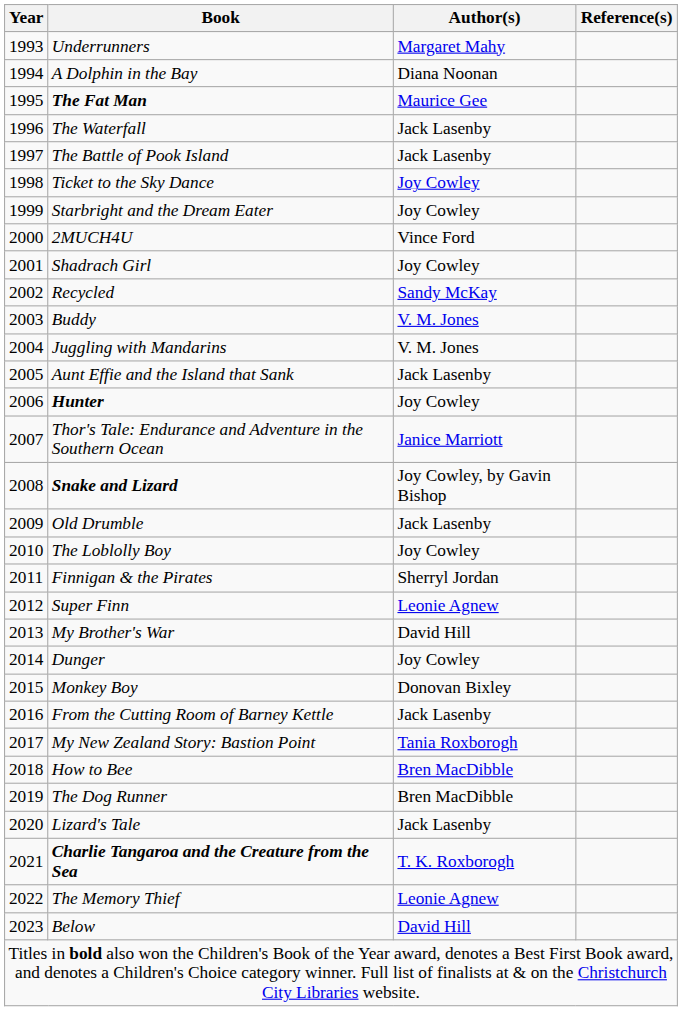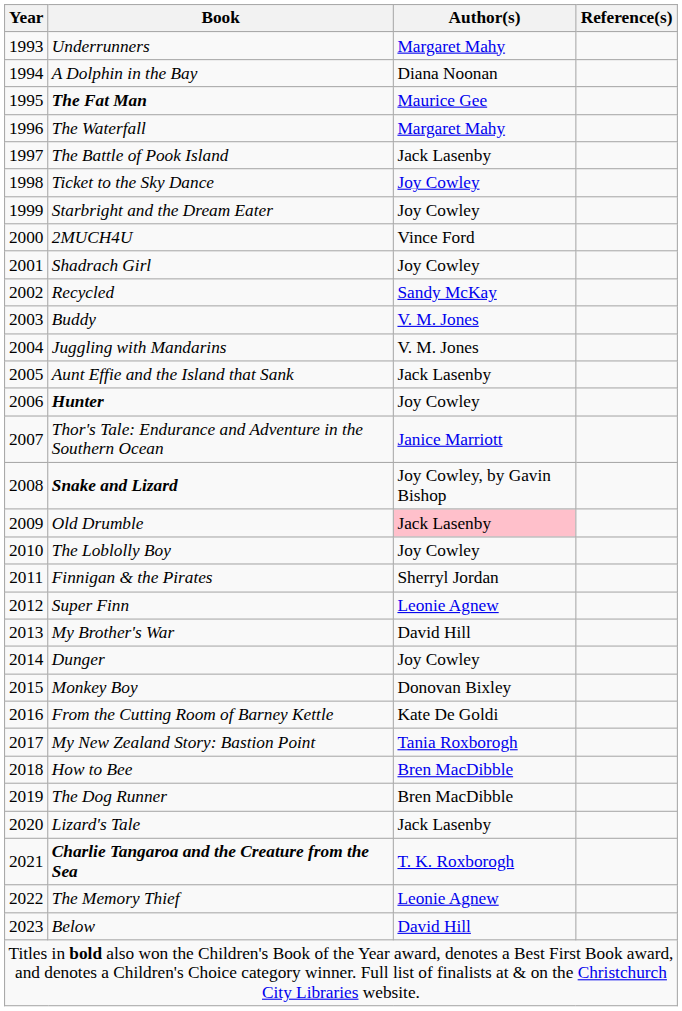(444, 127) Jack Lasenby -> (451, 127) Margaret Mahy
(444, 522) no background -> (444, 522) pink background
(444, 714) Jack Lasenby -> (448, 714) Kate De Goldi
